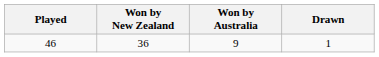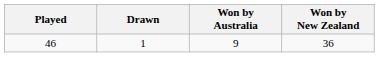columns swapped: (143, 19) <-> (328, 19)
